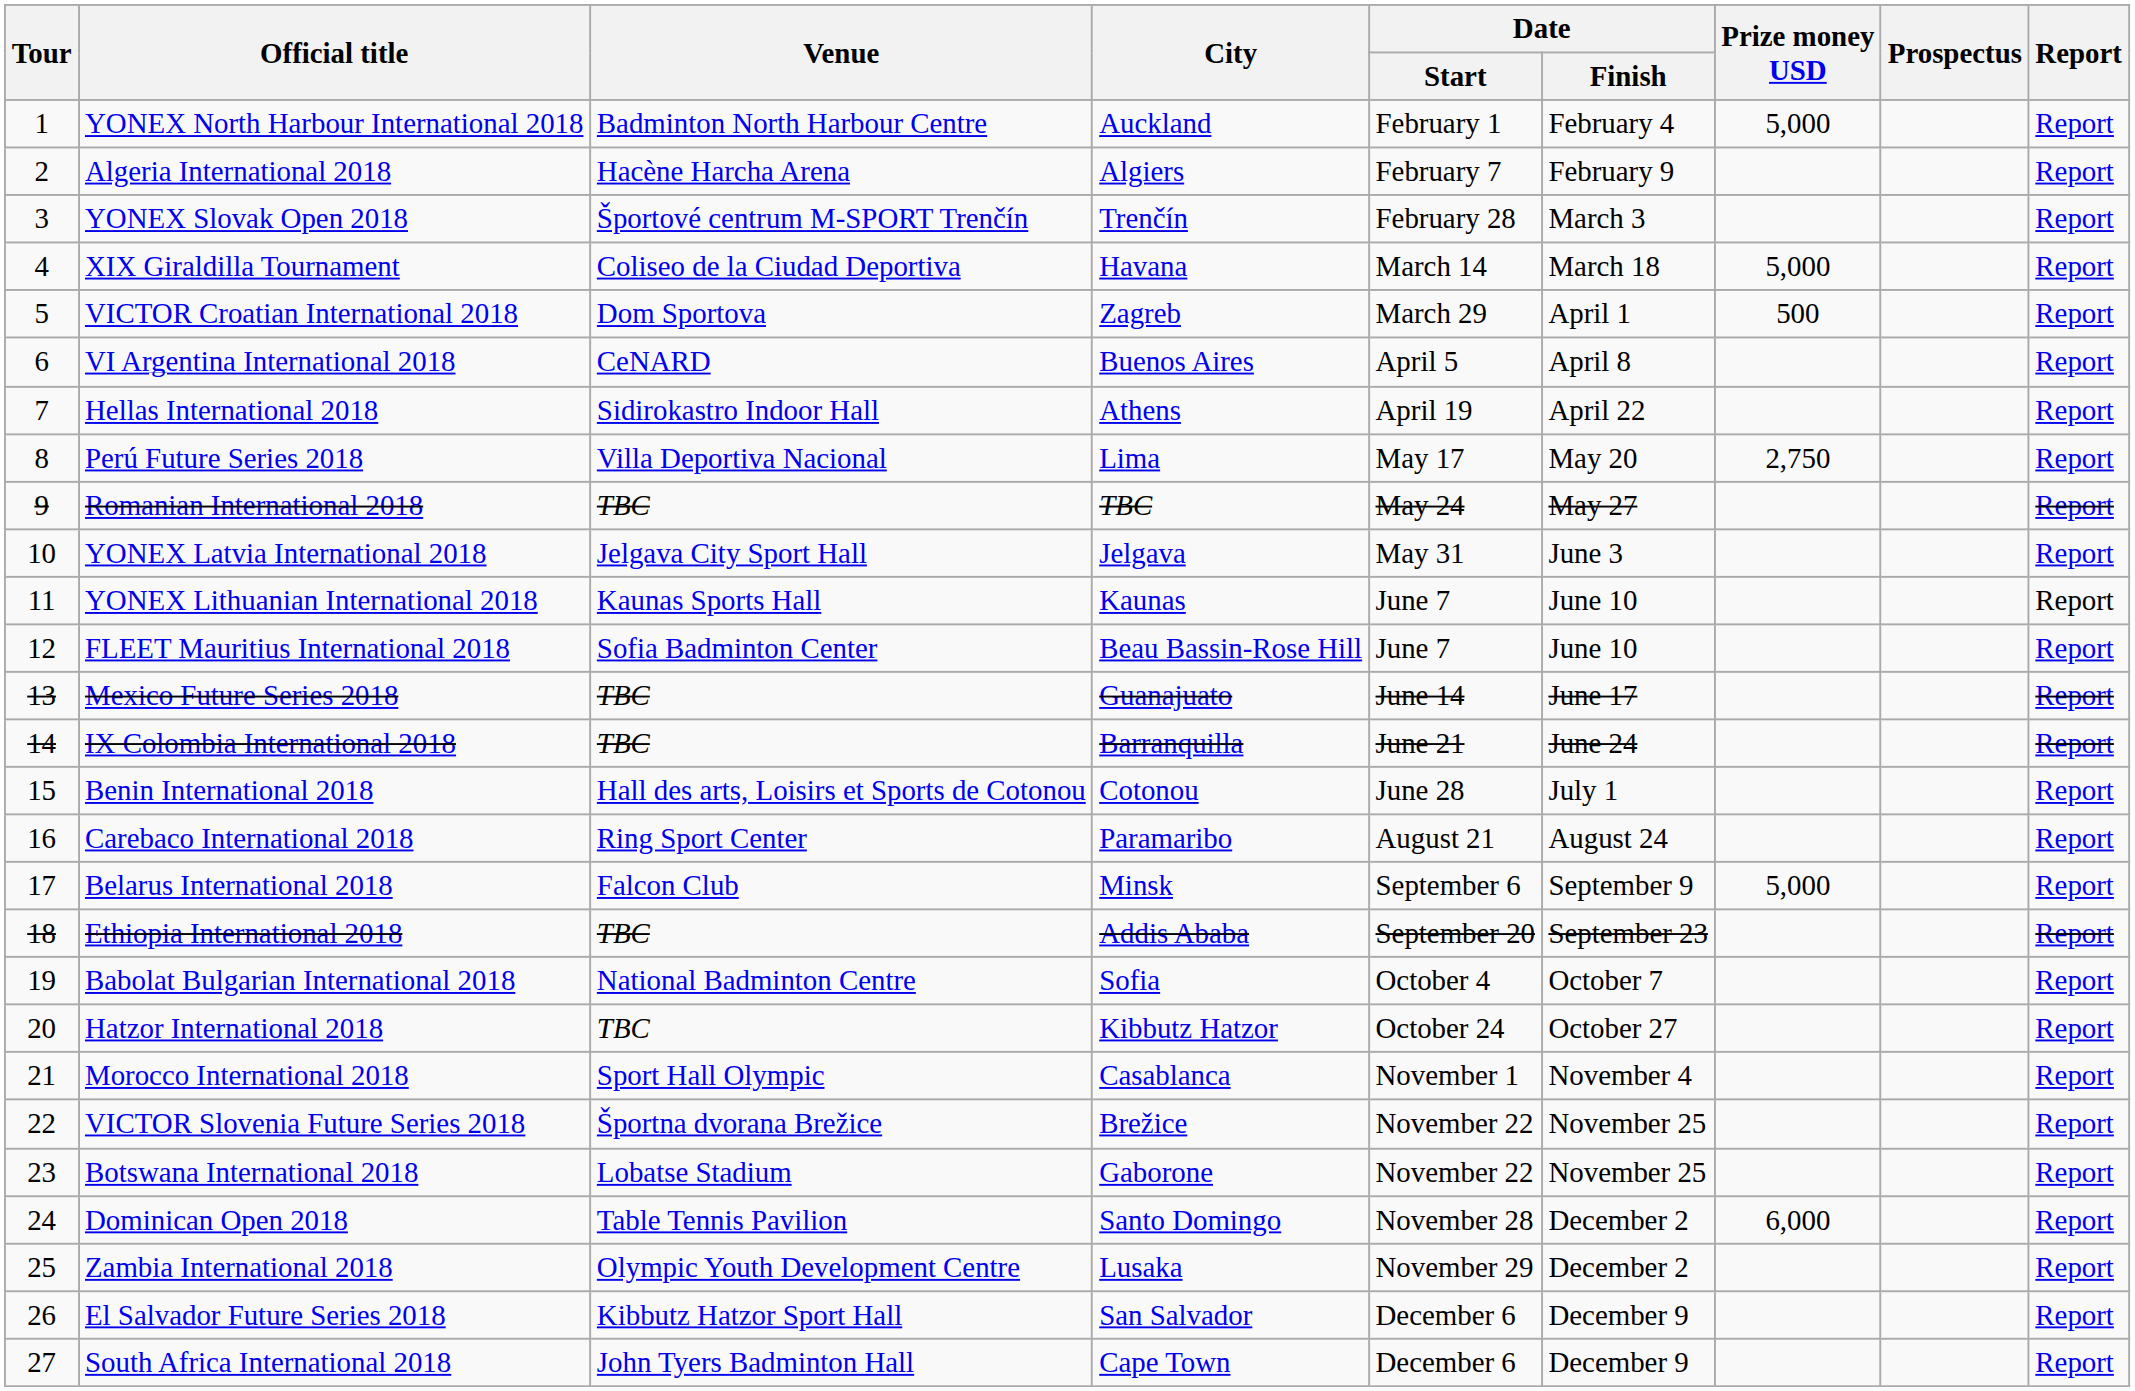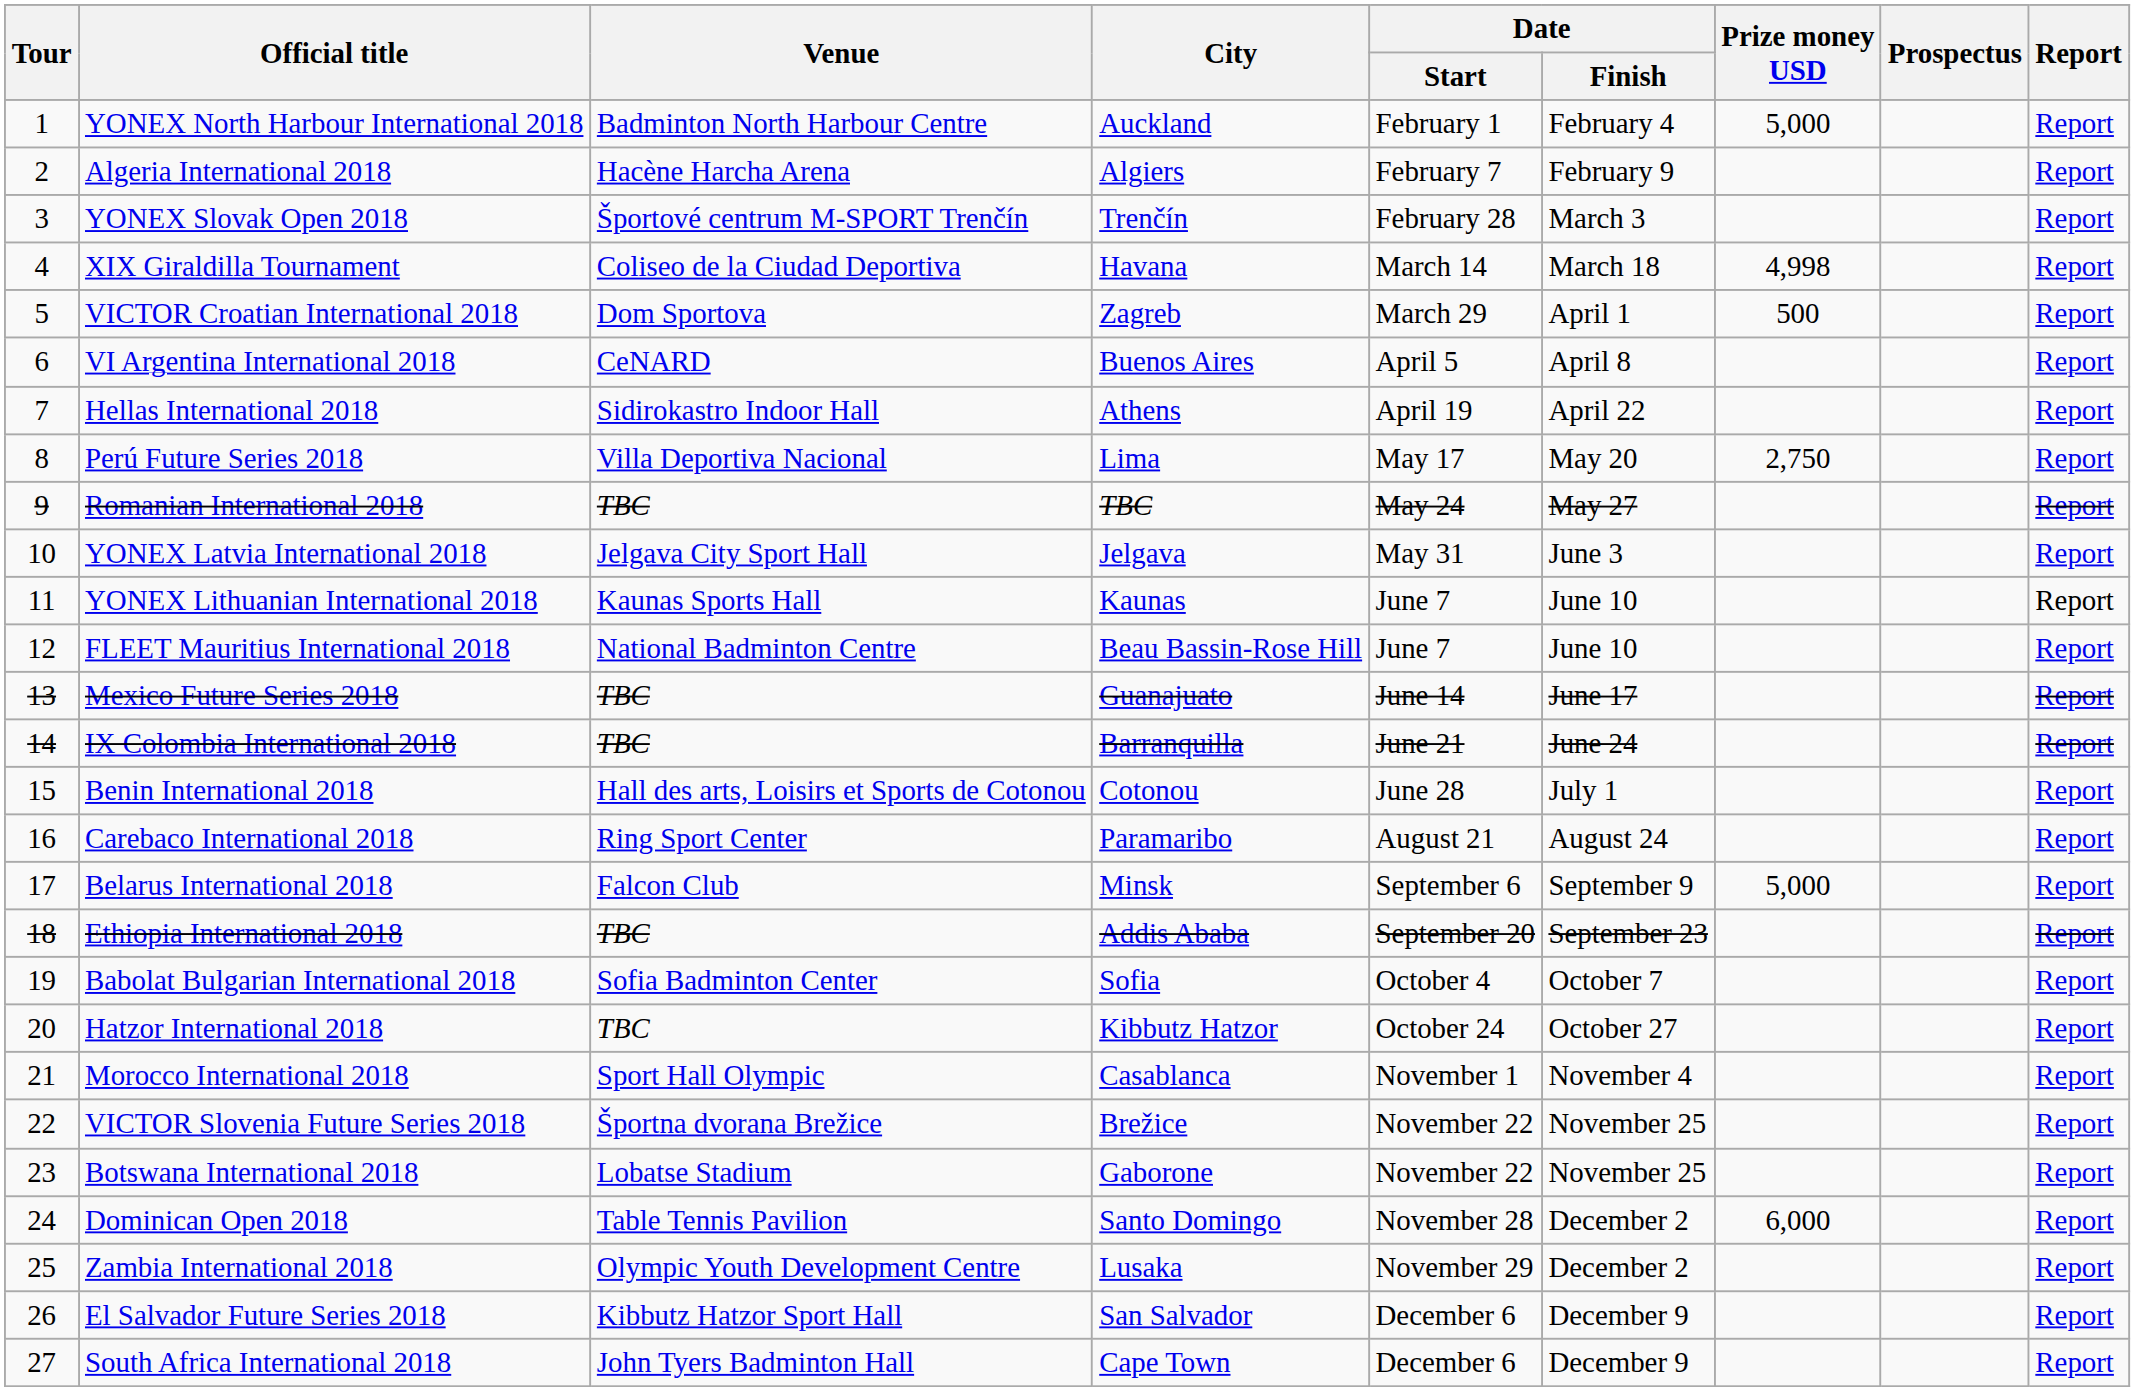(1798, 266) 5,000 -> (1798, 266) 4,998
(737, 647) Sofia Badminton Center -> (756, 647) National Badminton Centre
(756, 980) National Badminton Centre -> (737, 980) Sofia Badminton Center
